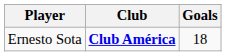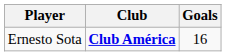(200, 39) 18 -> (200, 39) 16
